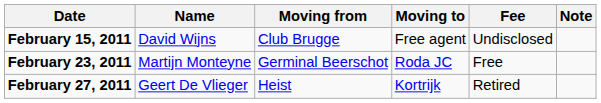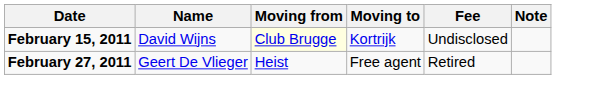(299, 39) no background -> (296, 39) lightyellow background
(430, 39) Free agent -> (373, 39) Kortrijk
- row: (70, 62)
(418, 86) Kortrijk -> (385, 62) Free agent
